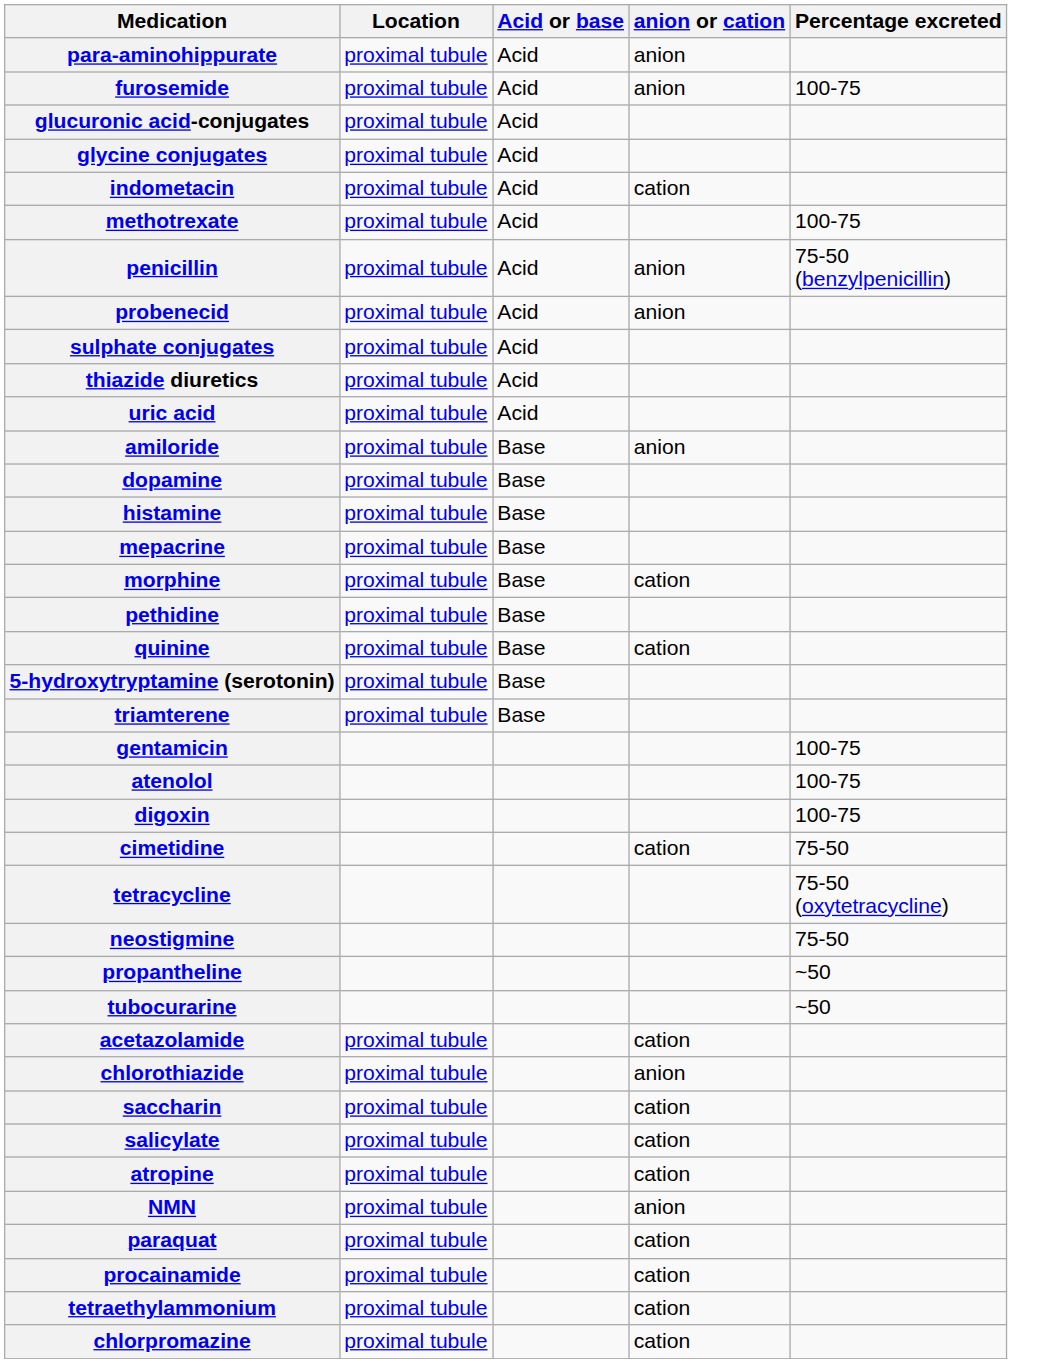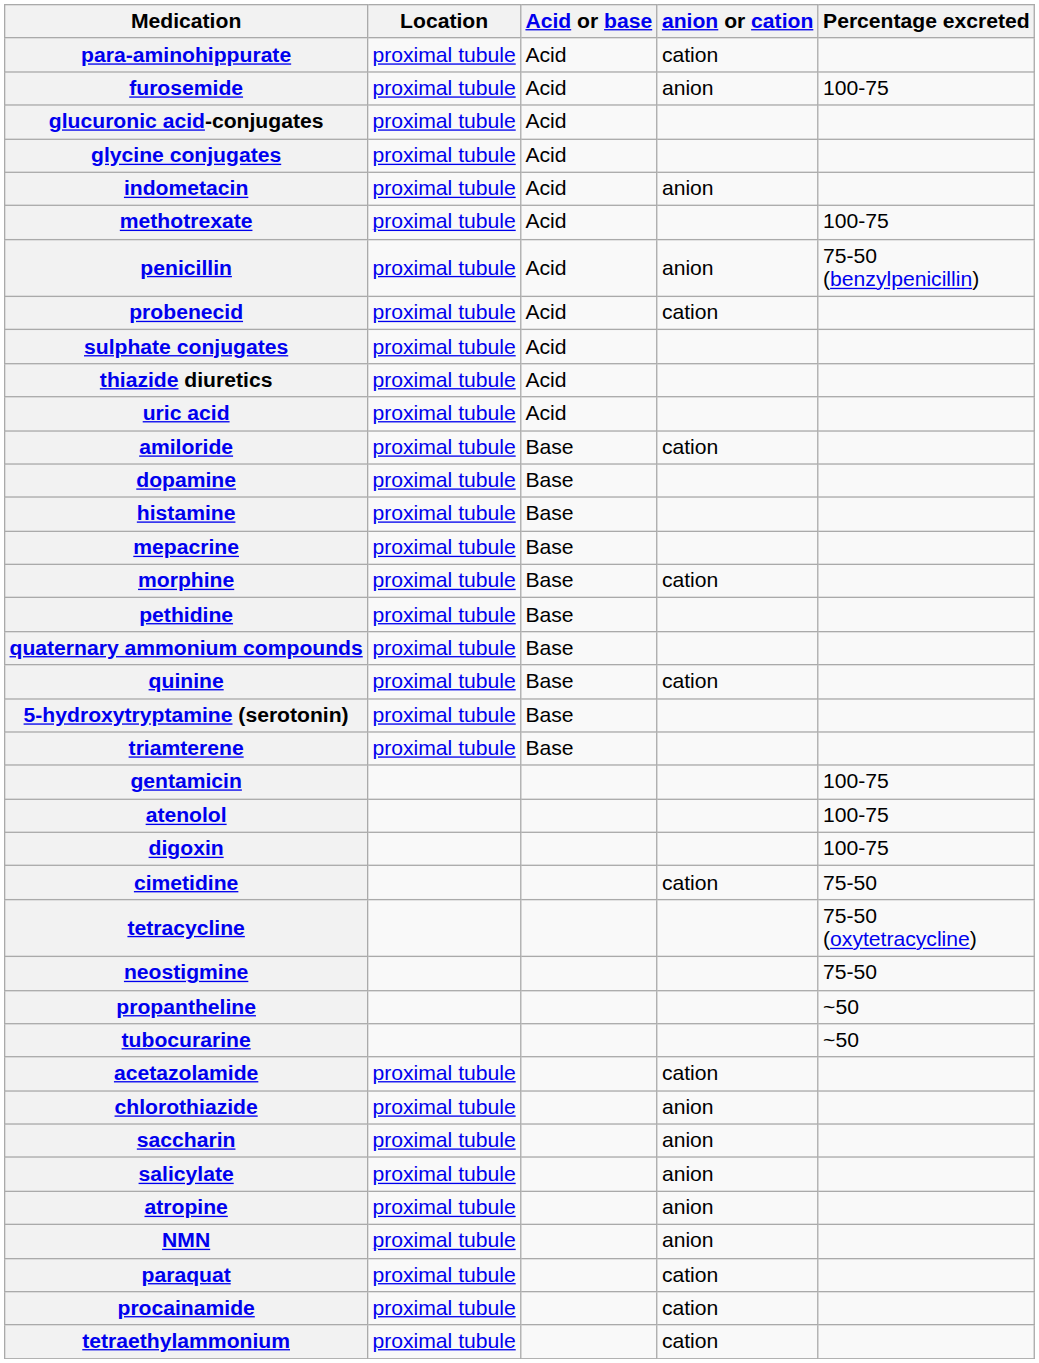(660, 54) anion -> (690, 54) cation
(662, 188) cation -> (688, 188) anion
(660, 312) anion -> (690, 312) cation
(660, 446) anion -> (690, 446) cation
+ row: (186, 647)
(662, 1107) cation -> (688, 1140) anion
(662, 1140) cation -> (688, 1174) anion
(662, 1174) cation -> (688, 1207) anion
- row: (172, 1341)
